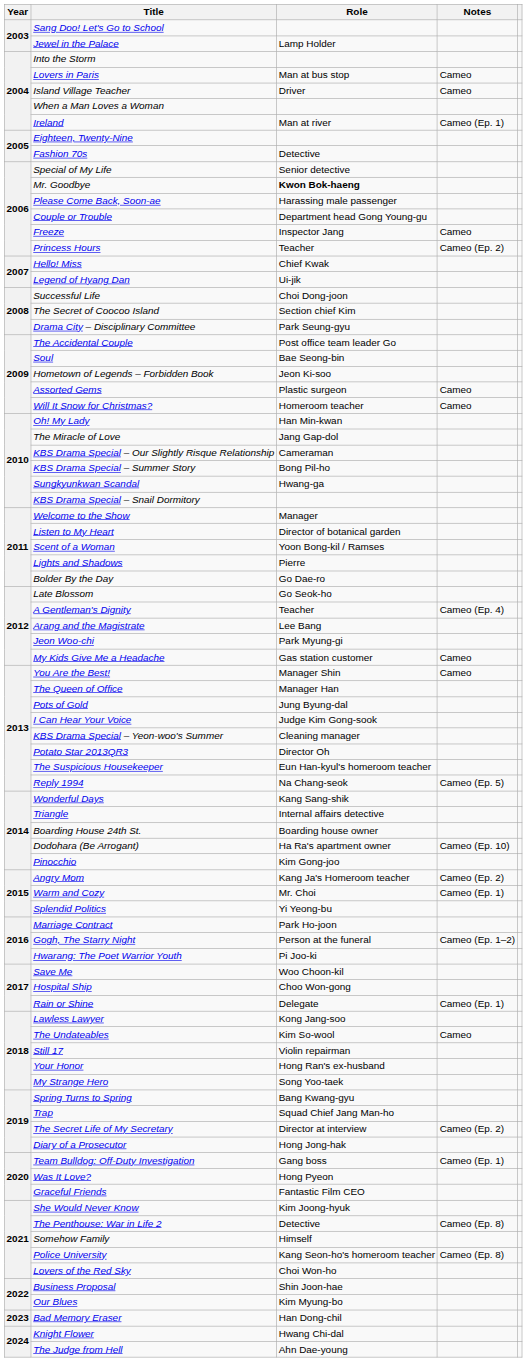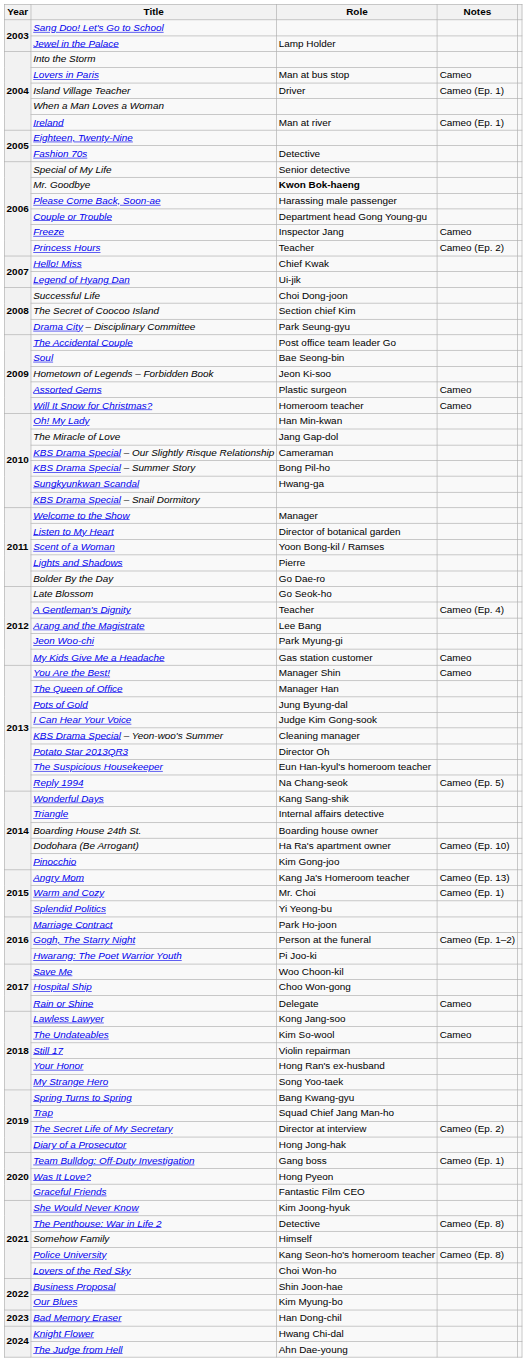(456, 91) Cameo -> (472, 91) Cameo (Ep. 1)
(472, 877) Cameo (Ep. 2) -> (475, 877) Cameo (Ep. 13)
(472, 1003) Cameo (Ep. 1) -> (456, 1003) Cameo
